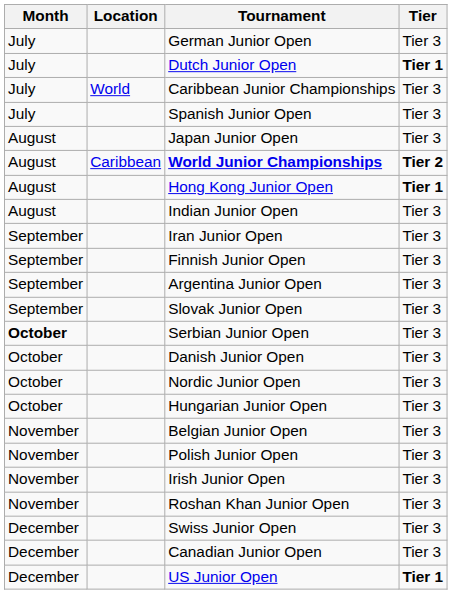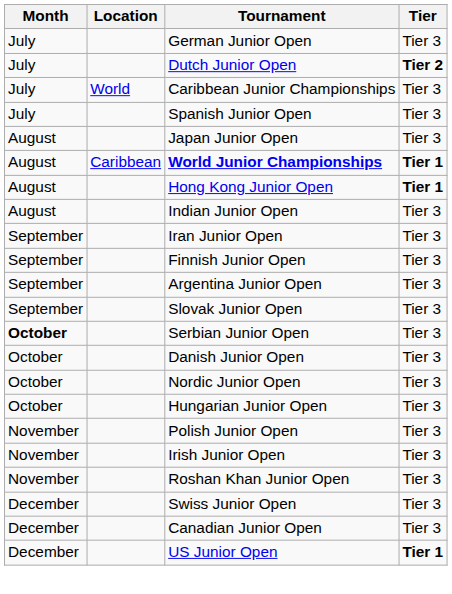(423, 65) Tier 1 -> (423, 65) Tier 2
(423, 162) Tier 2 -> (423, 162) Tier 1
- row: (238, 430)
